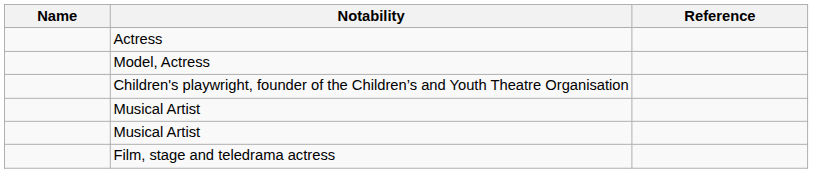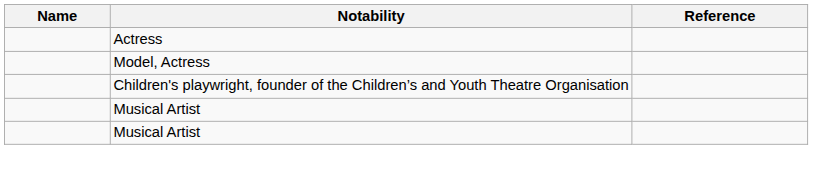- row: (57, 156)
